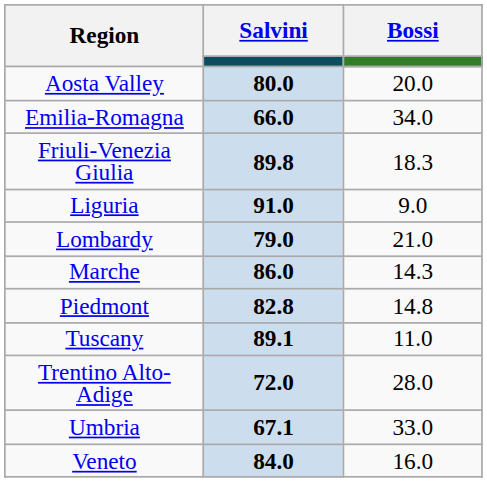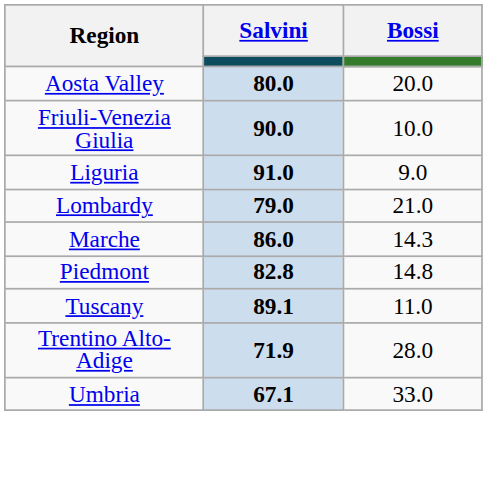- row: (104, 117)
(274, 161) 89.8 -> (274, 128) 90.0
(413, 161) 18.3 -> (413, 128) 10.0
(274, 383) 72.0 -> (274, 349) 71.9
- row: (104, 460)
